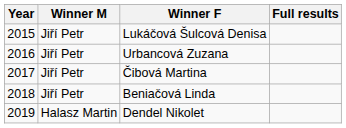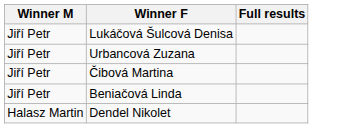- column: (21, 14)
